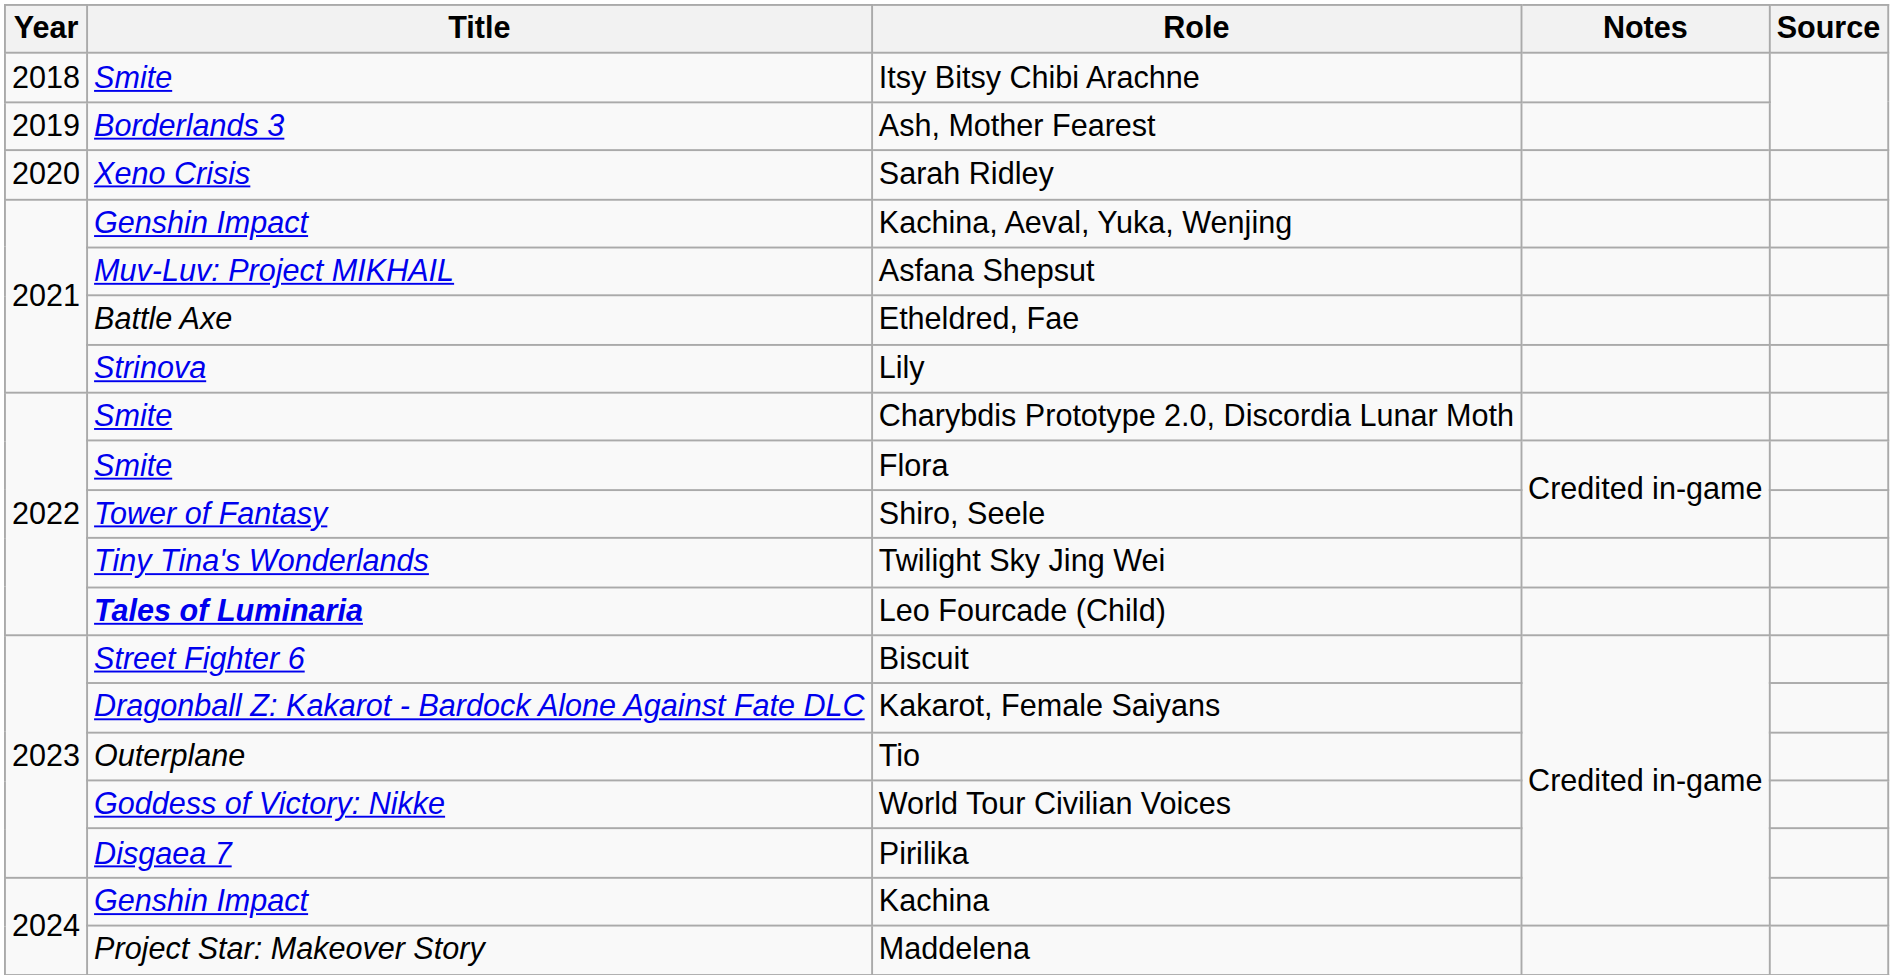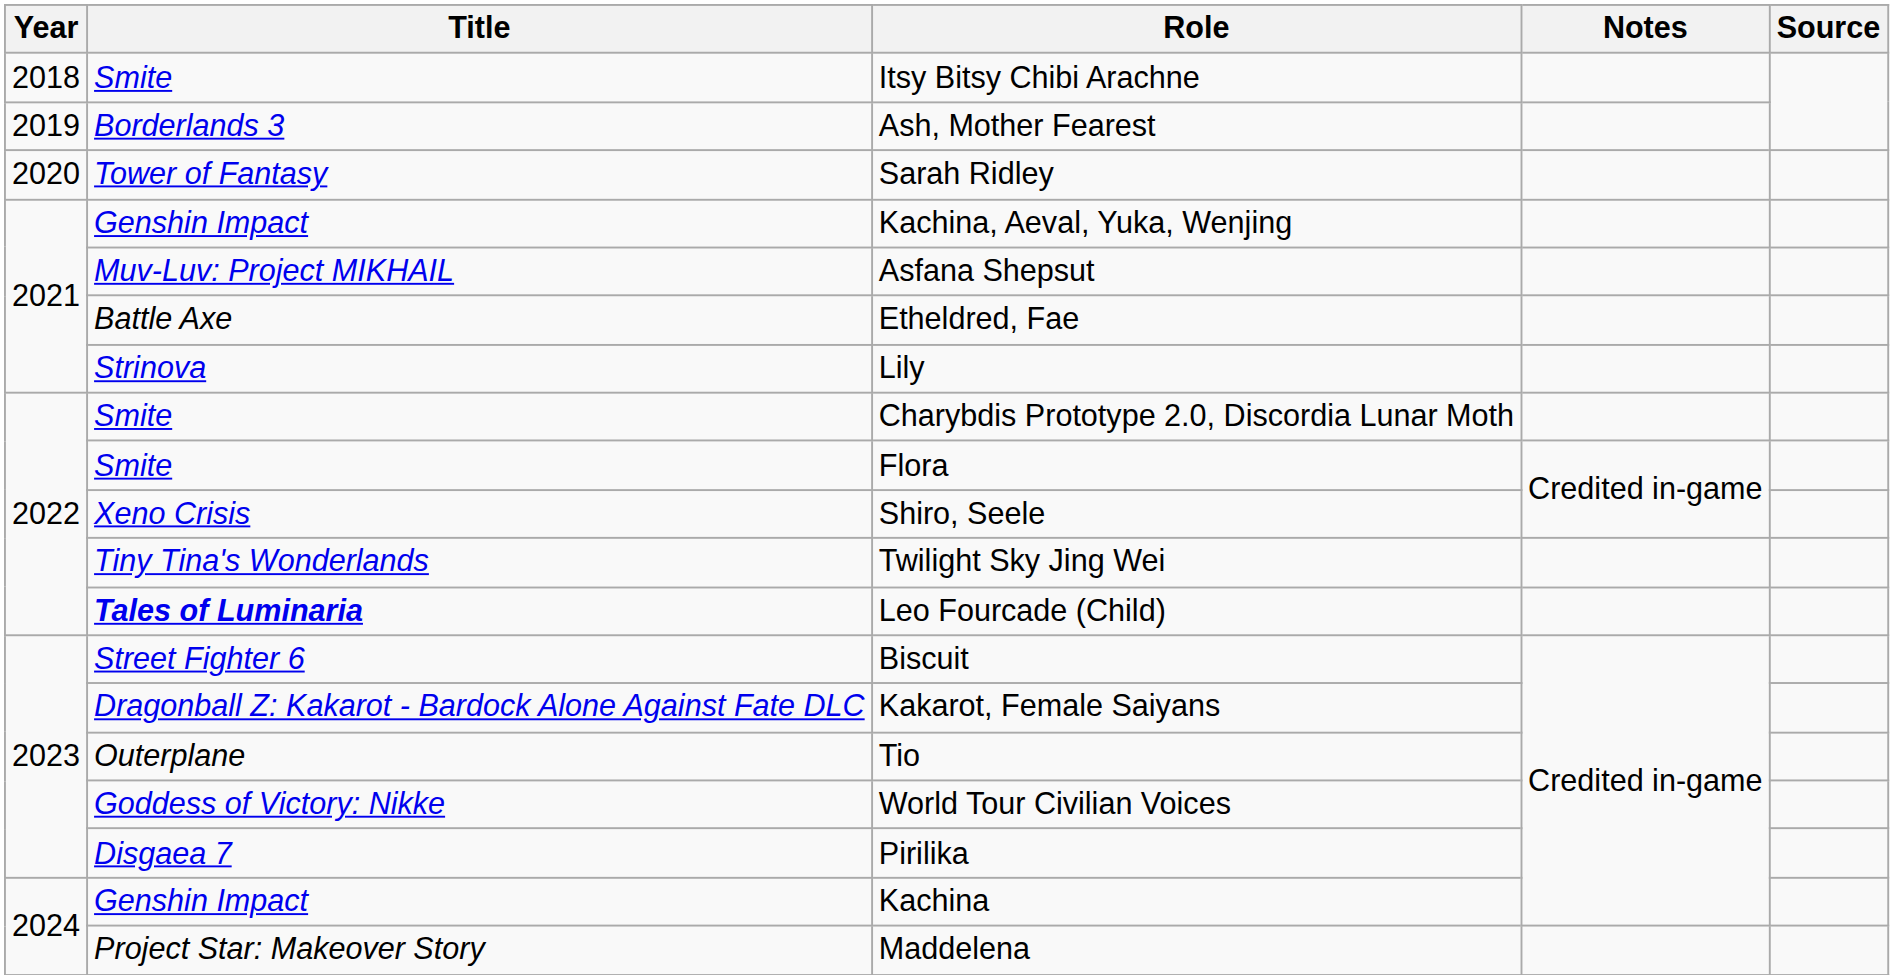(172, 174) Xeno Crisis -> (211, 174) Tower of Fantasy
(211, 513) Tower of Fantasy -> (172, 513) Xeno Crisis
